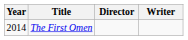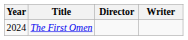(16, 27) 2014 -> (16, 27) 2024
